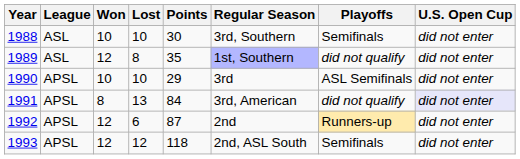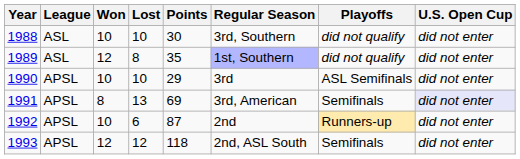(353, 36) Semifinals -> (363, 36) did not qualify
(174, 100) 84 -> (174, 100) 69
(363, 100) did not qualify -> (353, 100) Semifinals
(104, 121) 12 -> (104, 121) 10
